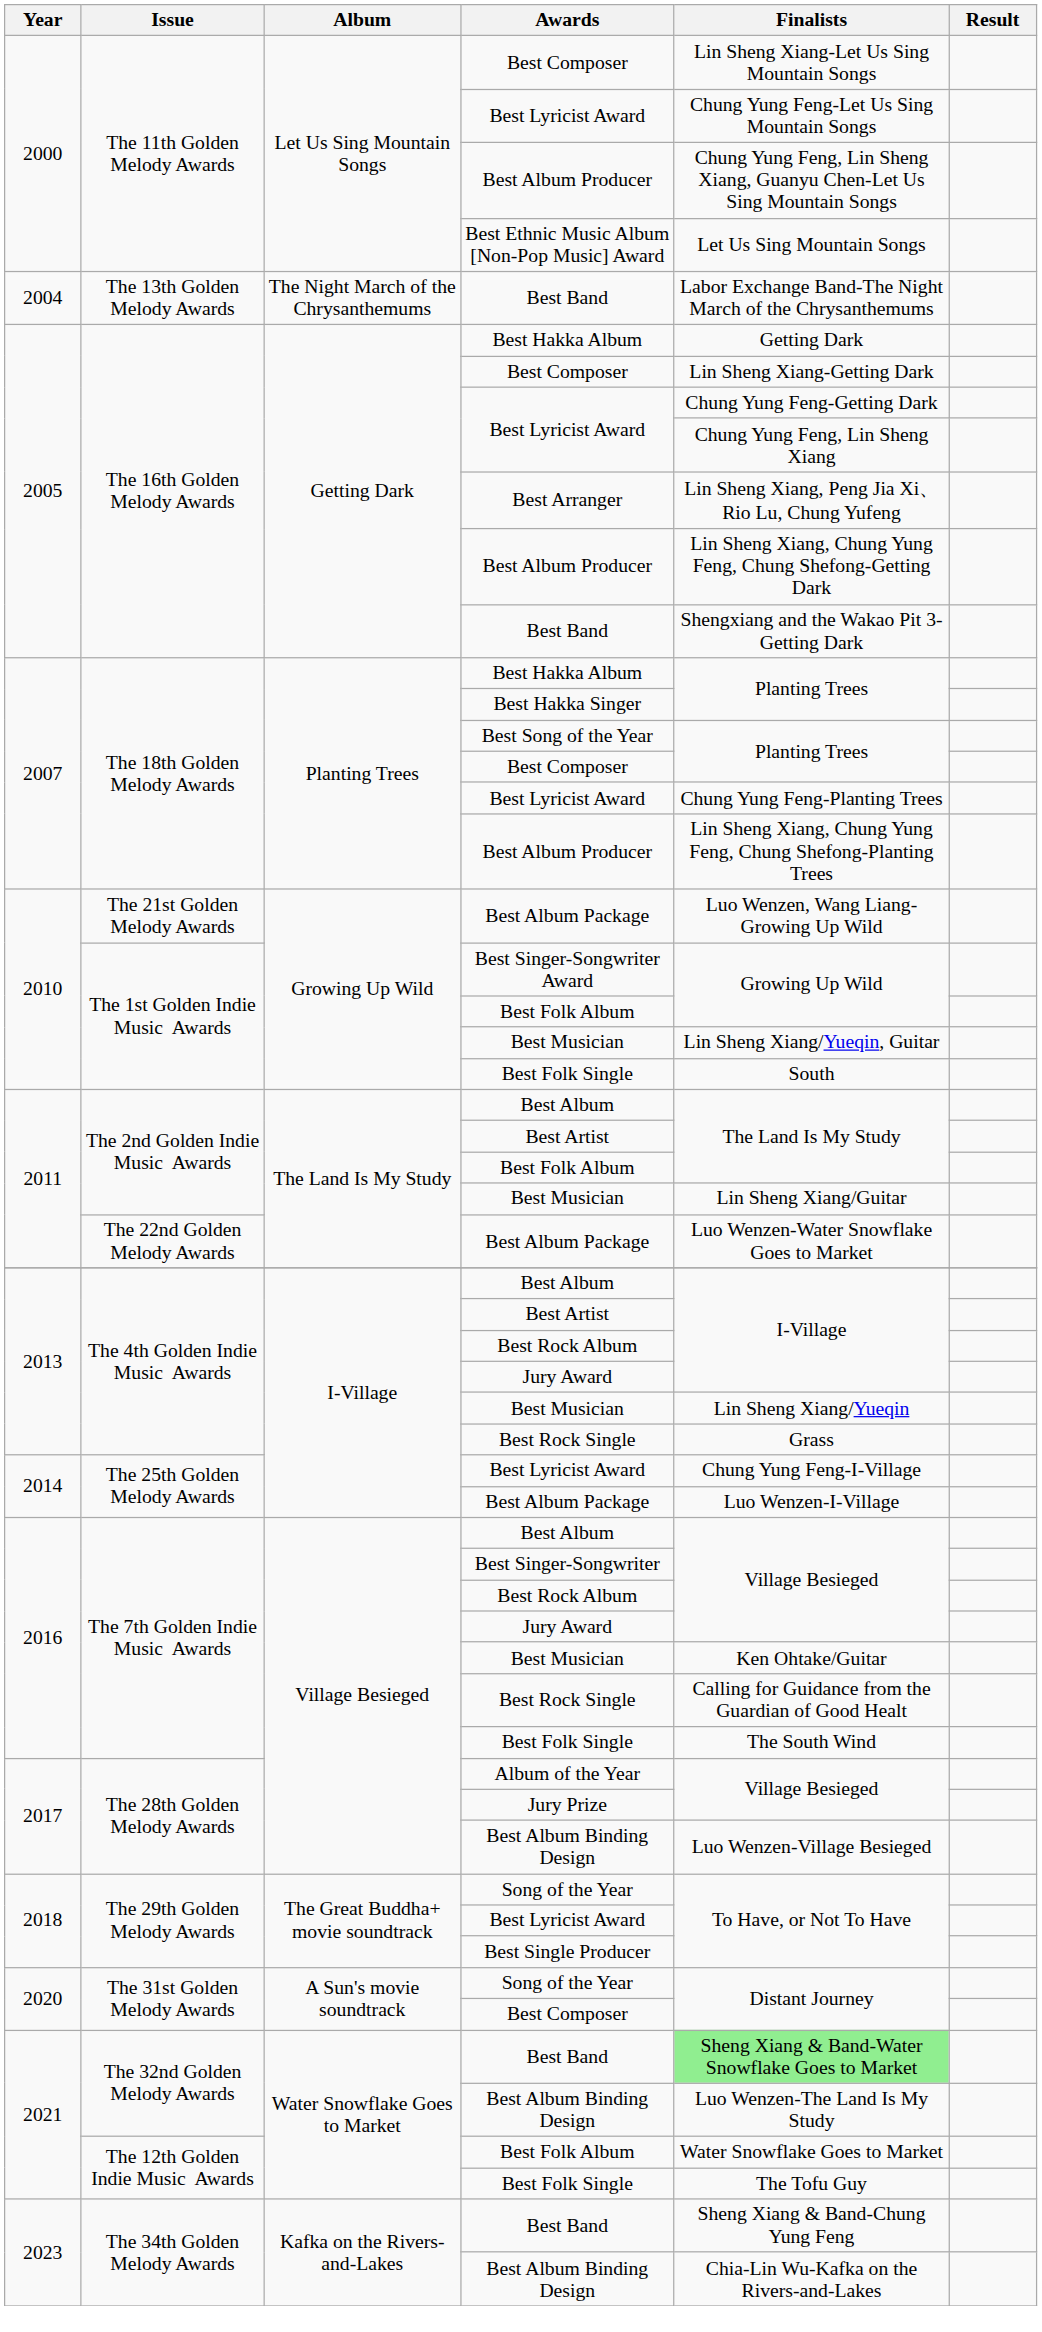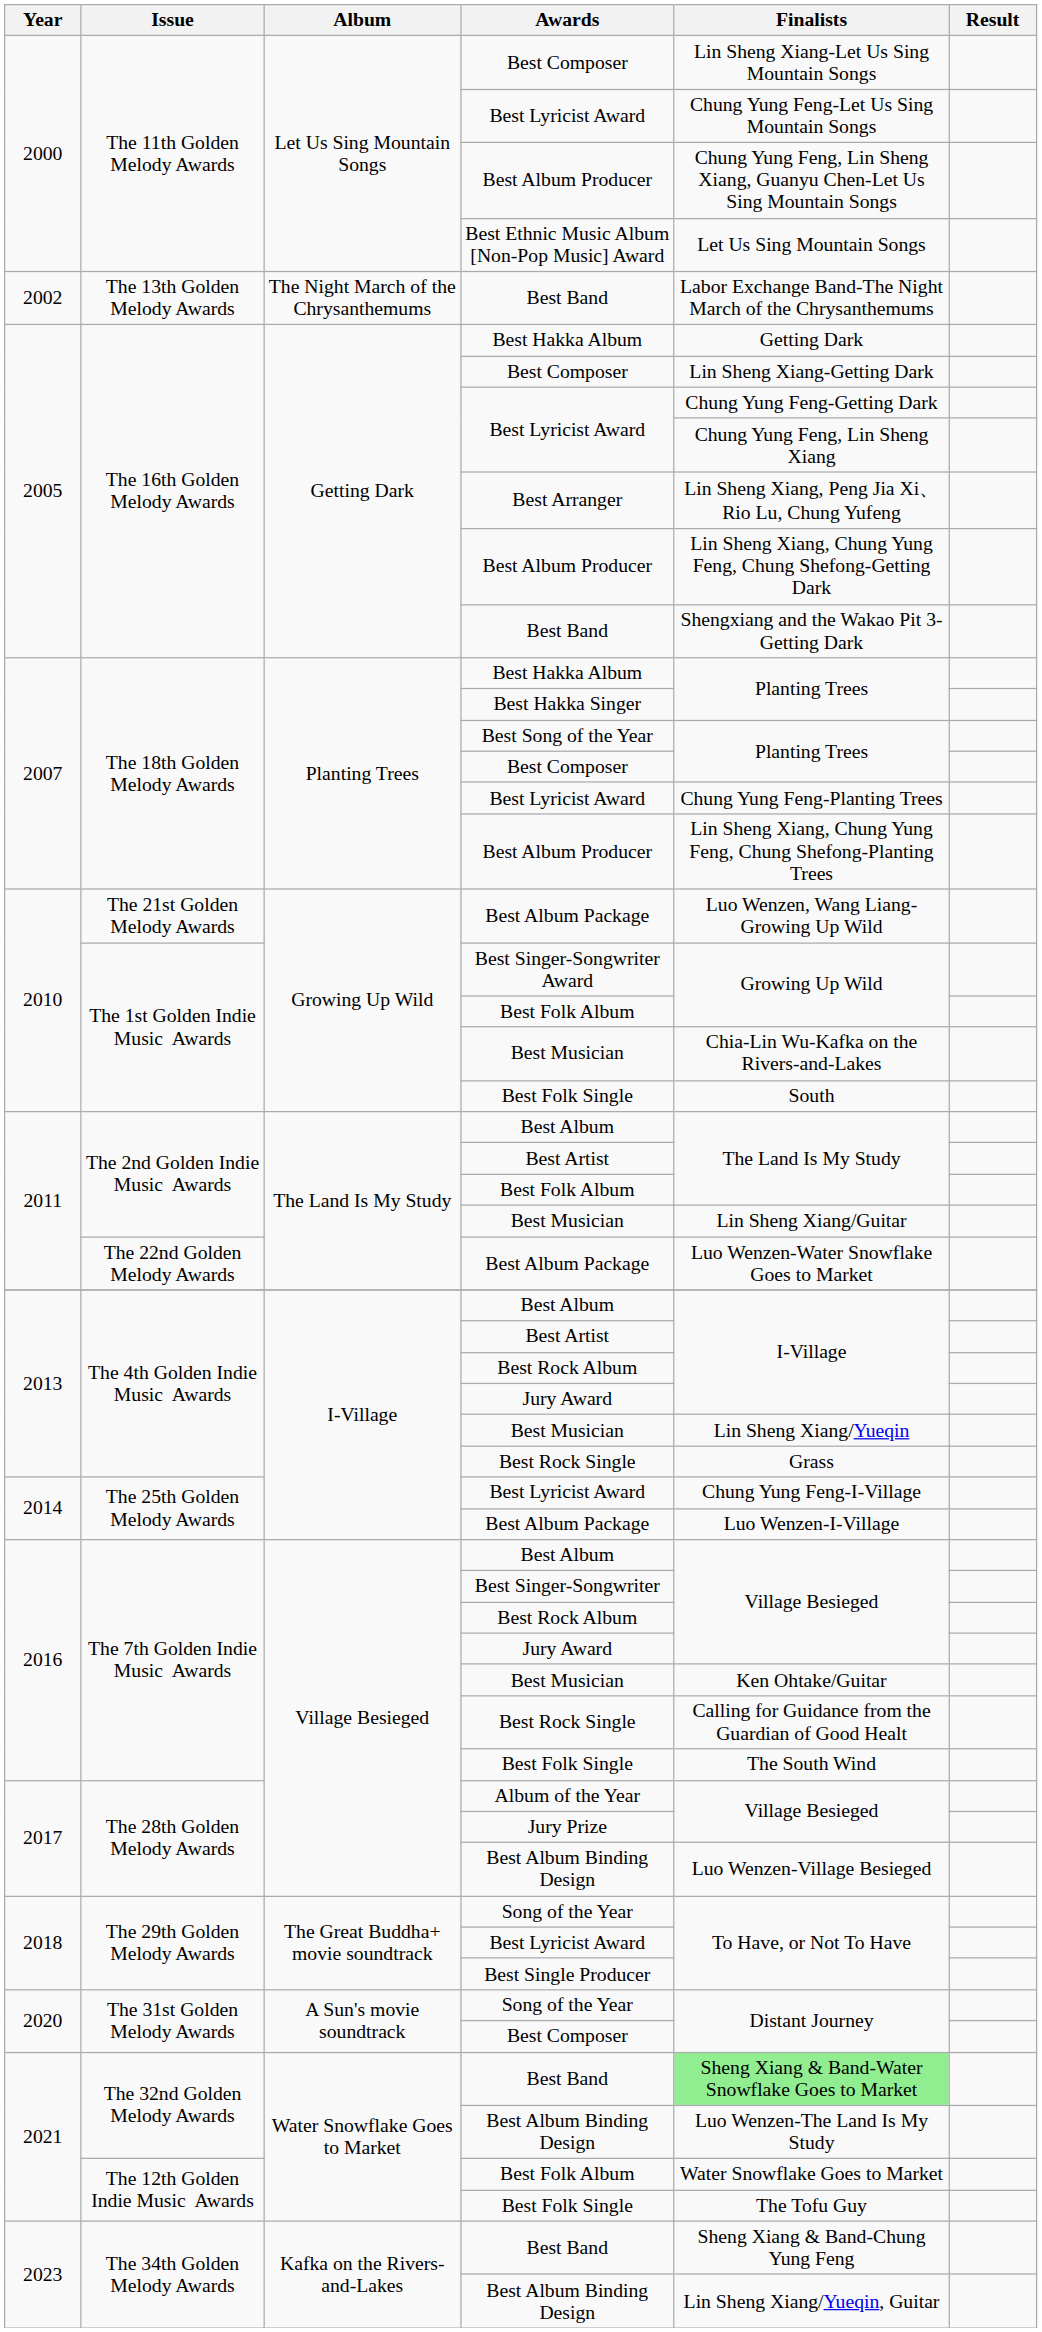(43, 297) 2004 -> (43, 297) 2002
(812, 1042) Lin Sheng Xiang/Yueqin, Guitar -> (812, 1053) Chia-Lin Wu-Kafka on the Rivers-and-Lakes
(812, 2278) Chia-Lin Wu-Kafka on the Rivers-and-Lakes -> (812, 2300) Lin Sheng Xiang/Yueqin, Guitar
